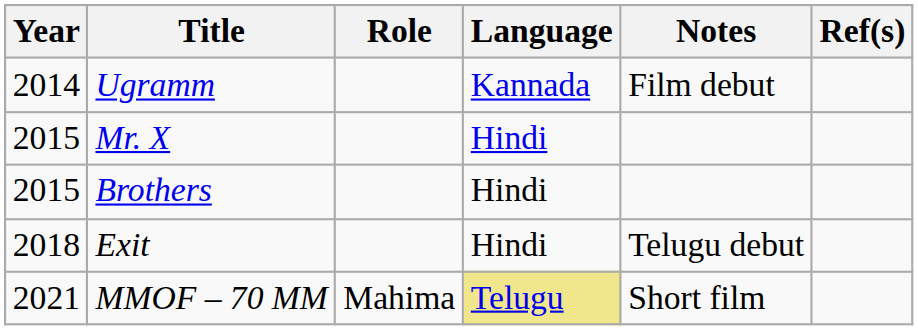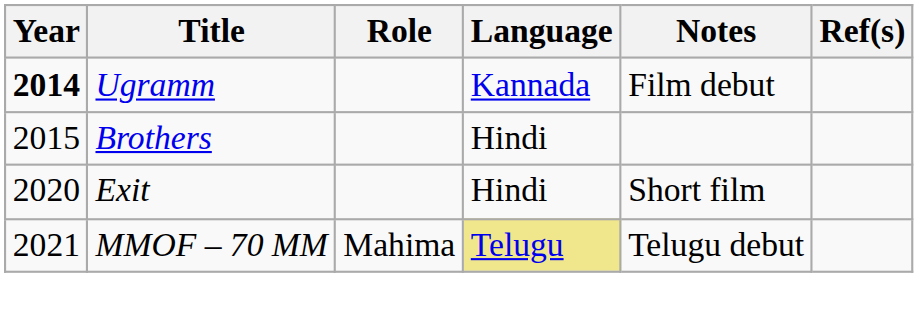(46, 84) normal -> (46, 84) bold
- row: (133, 137)
(46, 244) 2018 -> (46, 191) 2020
(716, 244) Telugu debut -> (697, 191) Short film
(697, 297) Short film -> (716, 244) Telugu debut
